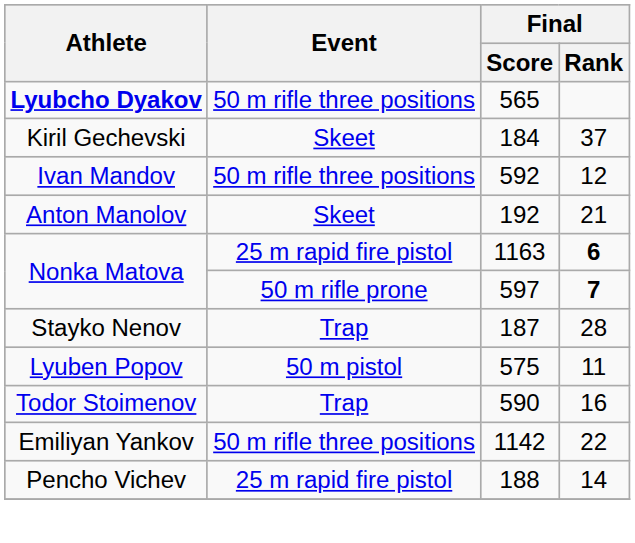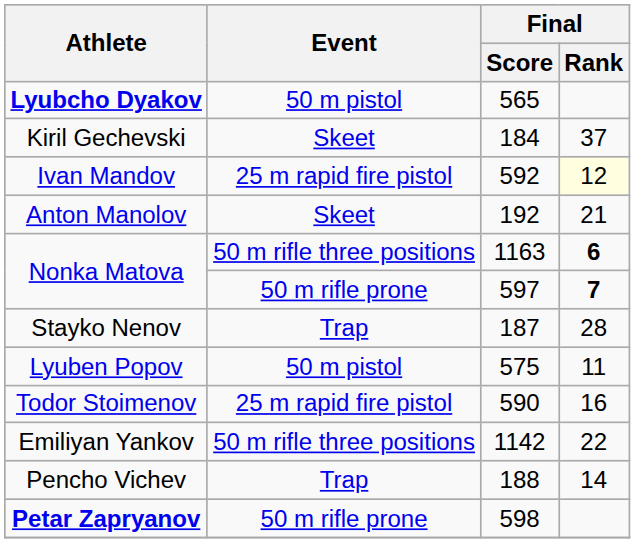(344, 100) 50 m rifle three positions -> (344, 100) 50 m pistol
(344, 176) 50 m rifle three positions -> (344, 176) 25 m rapid fire pistol
(594, 176) no background -> (594, 176) lightyellow background
(344, 252) 25 m rapid fire pistol -> (344, 252) 50 m rifle three positions
(344, 404) Trap -> (344, 404) 25 m rapid fire pistol
(344, 480) 25 m rapid fire pistol -> (344, 480) Trap
+ row: (106, 518)
